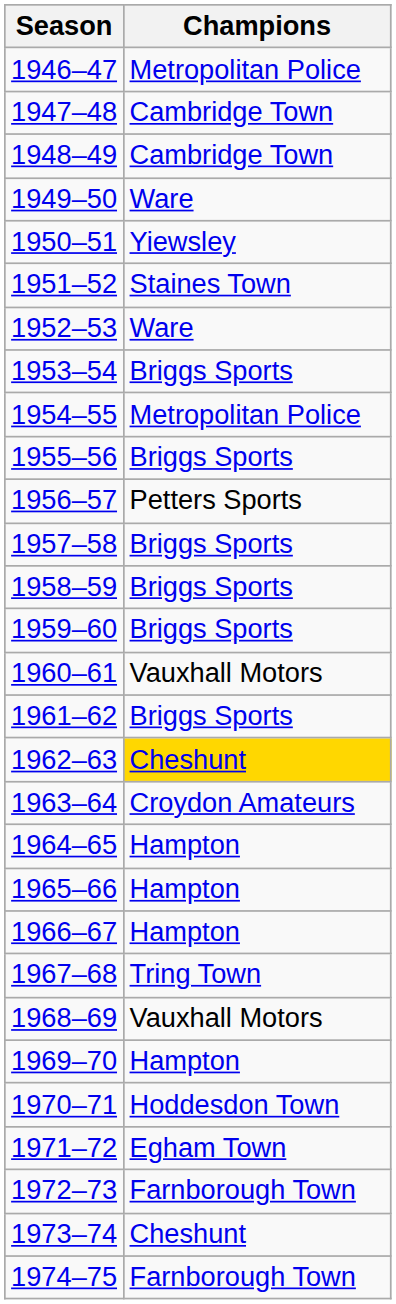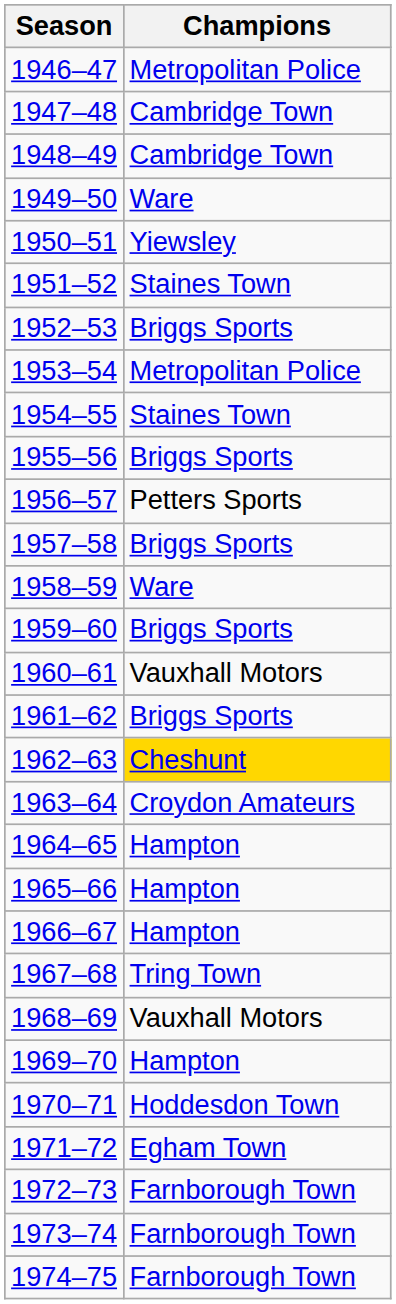(162, 328) Ware -> (211, 328) Briggs Sports
(211, 371) Briggs Sports -> (245, 371) Metropolitan Police
(245, 414) Metropolitan Police -> (210, 414) Staines Town
(211, 586) Briggs Sports -> (162, 586) Ware
(188, 1233) Cheshunt -> (243, 1233) Farnborough Town
